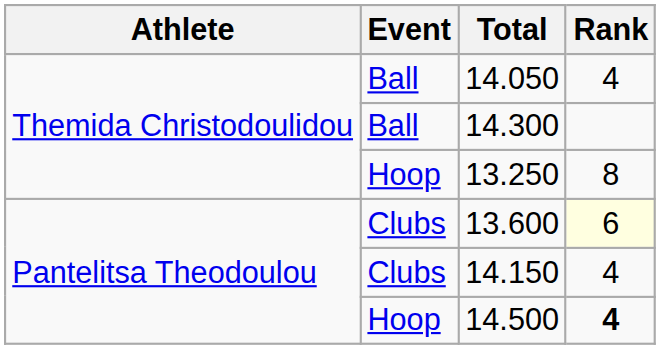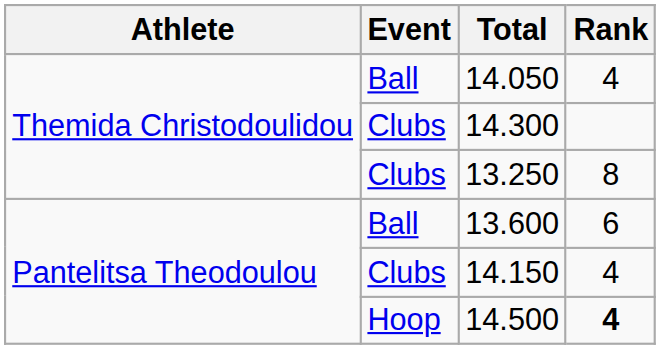(393, 127) Ball -> (407, 127) Clubs
(404, 175) Hoop -> (407, 175) Clubs
(407, 224) Clubs -> (393, 224) Ball
(611, 224) lightyellow background -> (611, 224) no background
